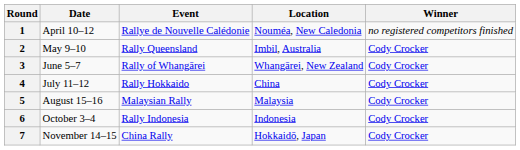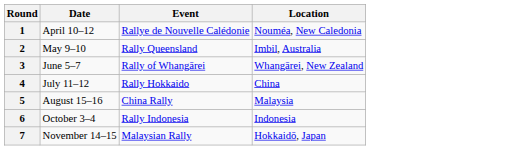- column: (441, 13)
(157, 101) Malaysian Rally -> (147, 101) China Rally
(147, 136) China Rally -> (157, 136) Malaysian Rally
